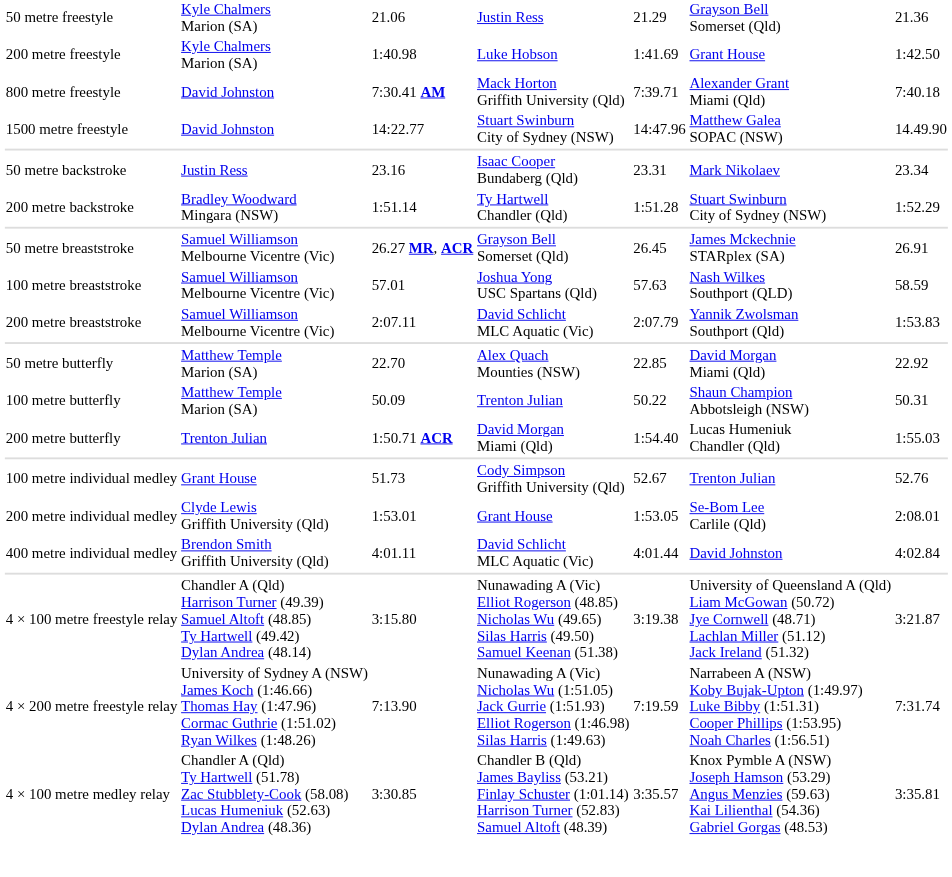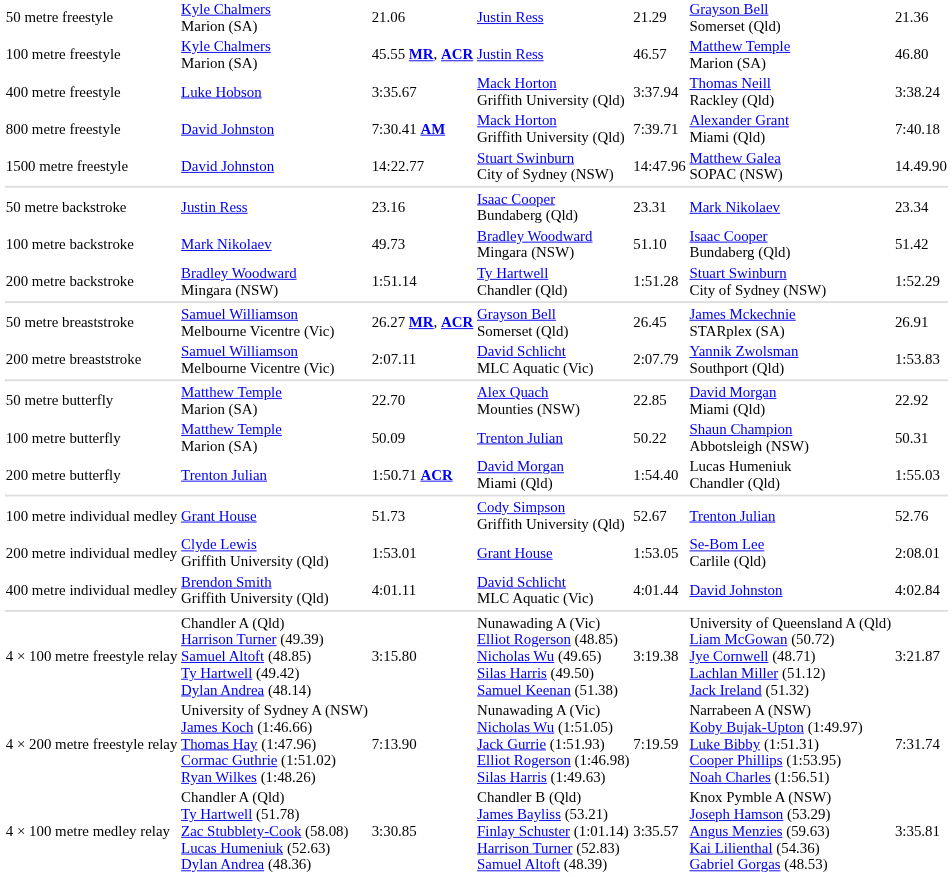+ row: (63, 54)
- row: (63, 54)
+ row: (63, 91)
+ row: (70, 244)
- row: (74, 285)
